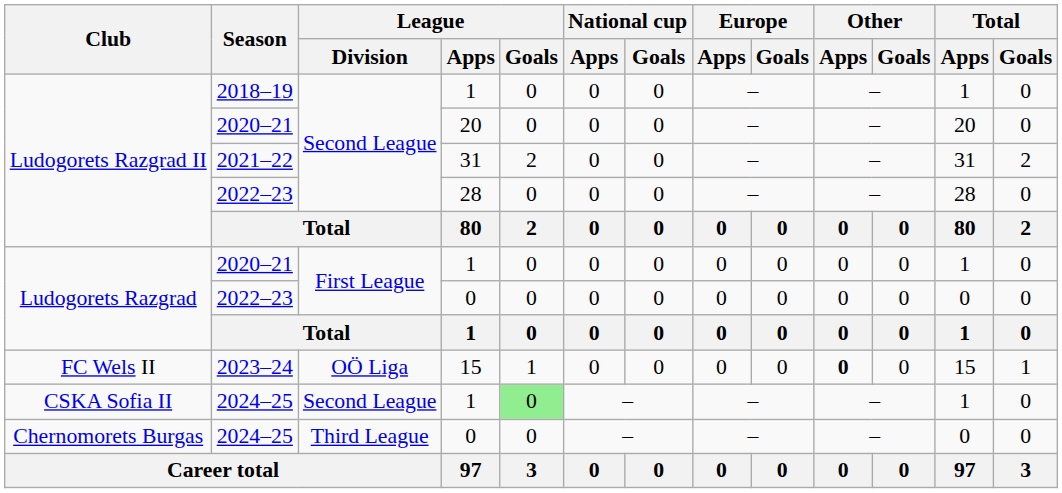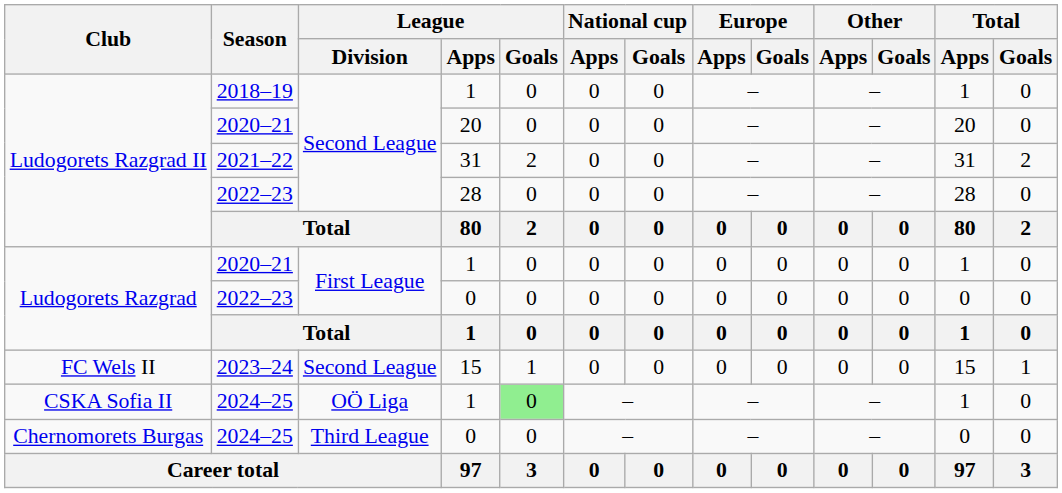(370, 366) OÖ Liga -> (370, 366) Second League
(843, 366) bold -> (843, 366) normal
(370, 401) Second League -> (370, 401) OÖ Liga
